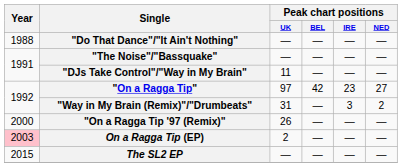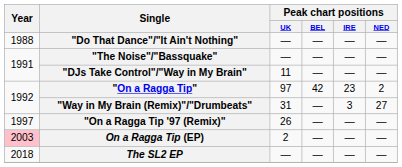(381, 89) 27 -> (381, 89) 2
(381, 105) 2 -> (381, 105) 27
(22, 122) 2000 -> (22, 122) 1997
(22, 154) 2015 -> (22, 154) 2018
